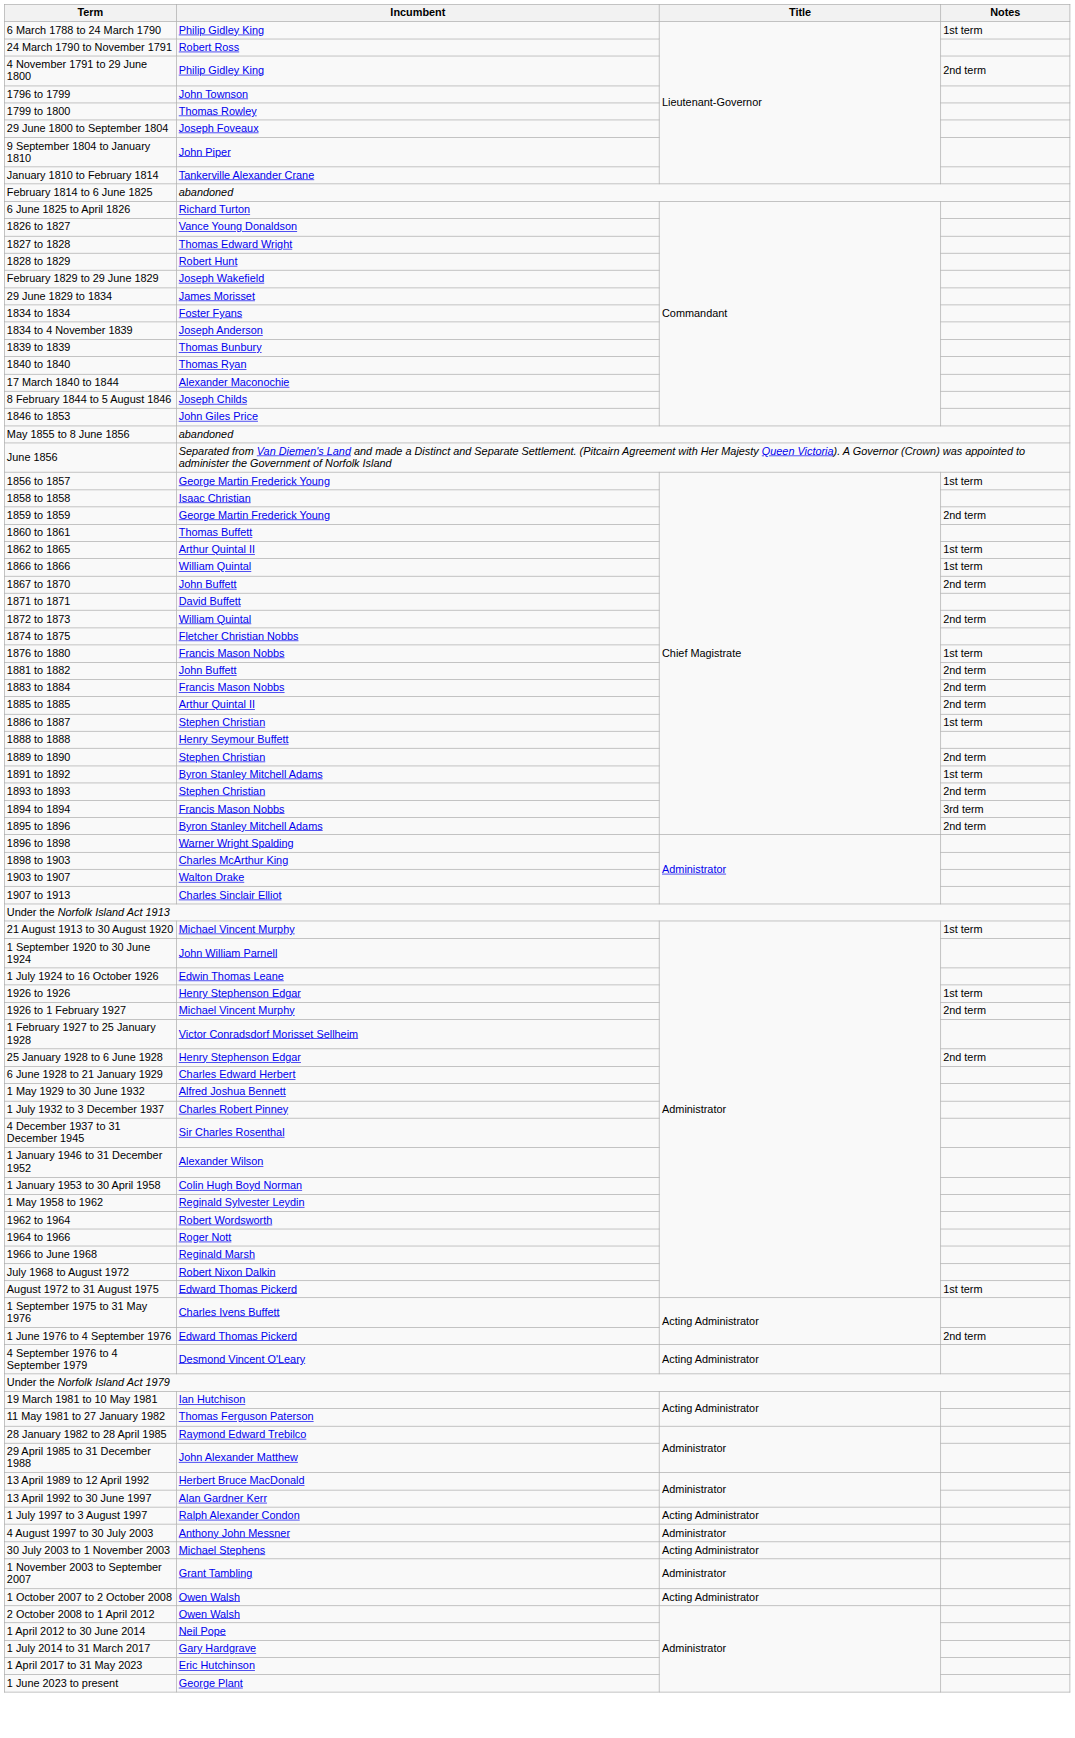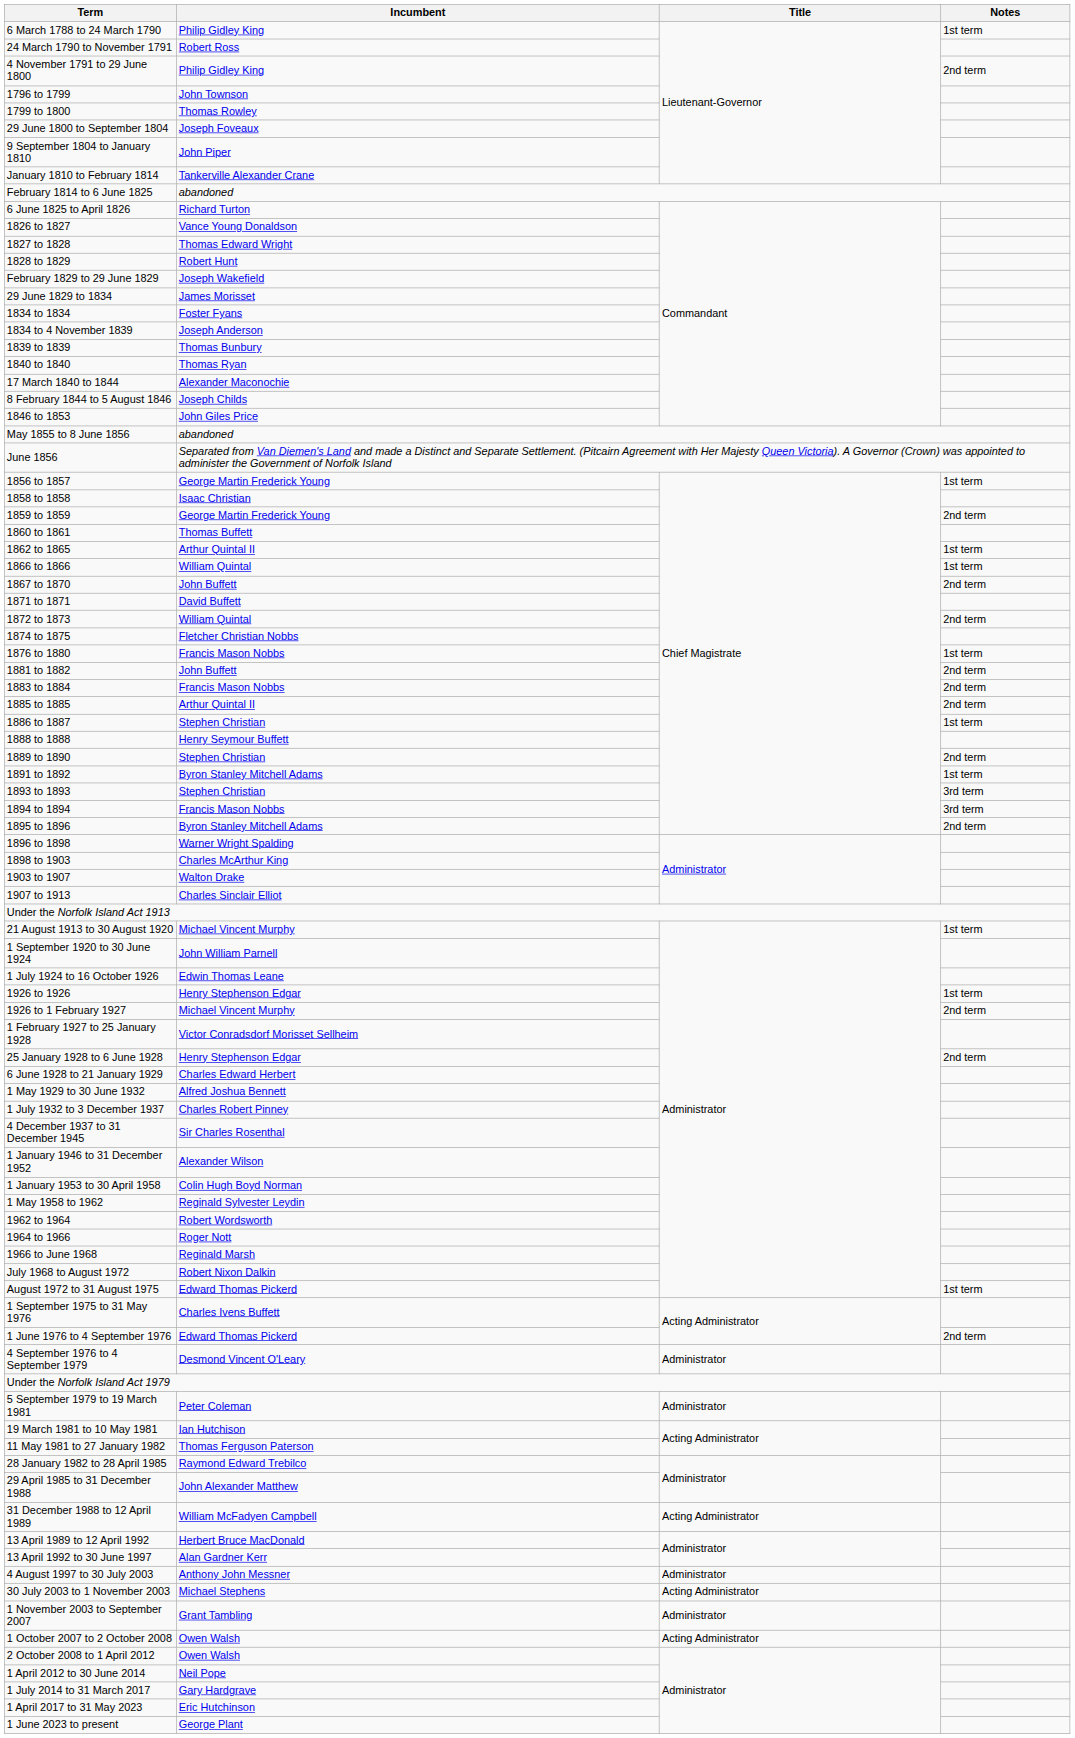(965, 791) 2nd term -> (963, 791) 3rd term
(710, 1359) Acting Administrator -> (694, 1359) Administrator
+ row: (82, 1406)
+ row: (79, 1517)
- row: (77, 1515)
